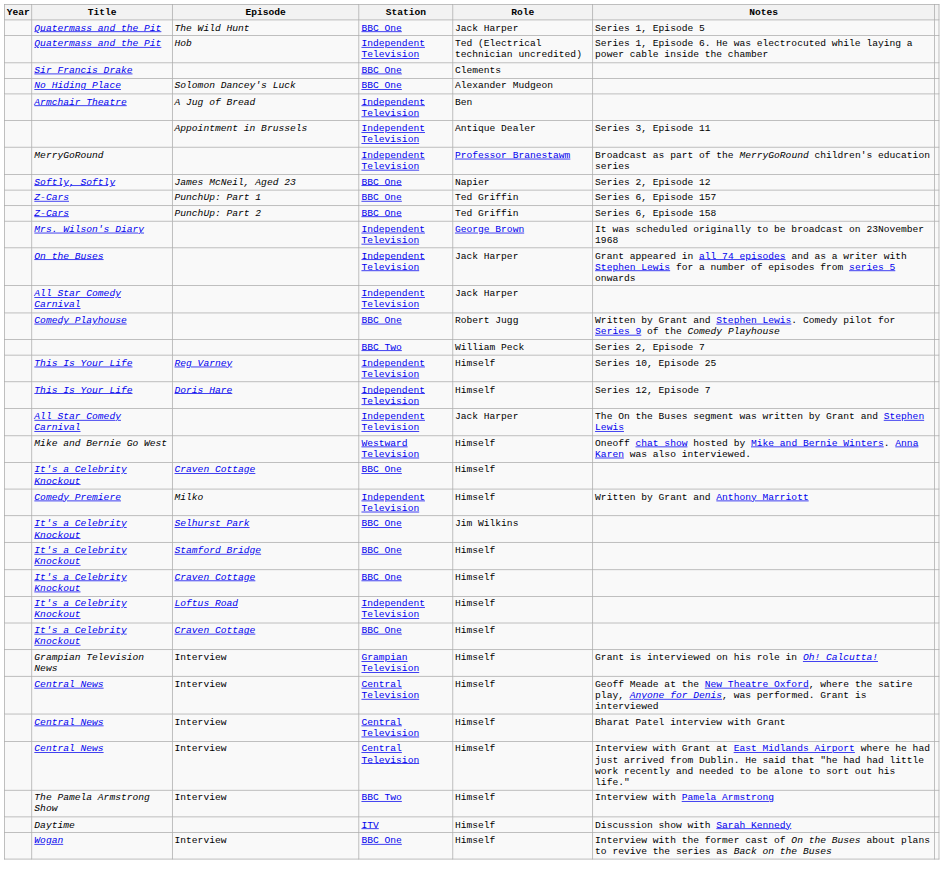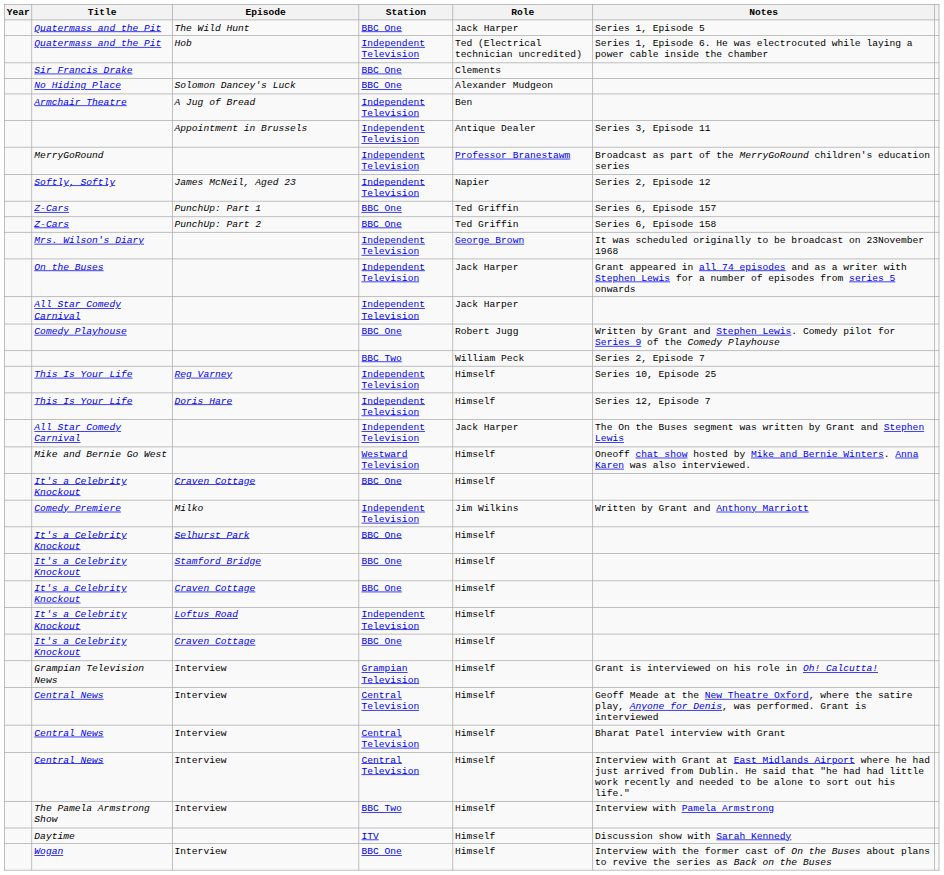(382, 182) BBC One -> (393, 188) Independent Television
(475, 497) Himself -> (487, 508) Jim Wilkins
(487, 524) Jim Wilkins -> (475, 535) Himself
